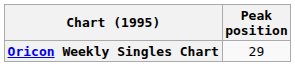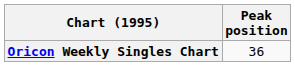(256, 51) 29 -> (256, 51) 36
